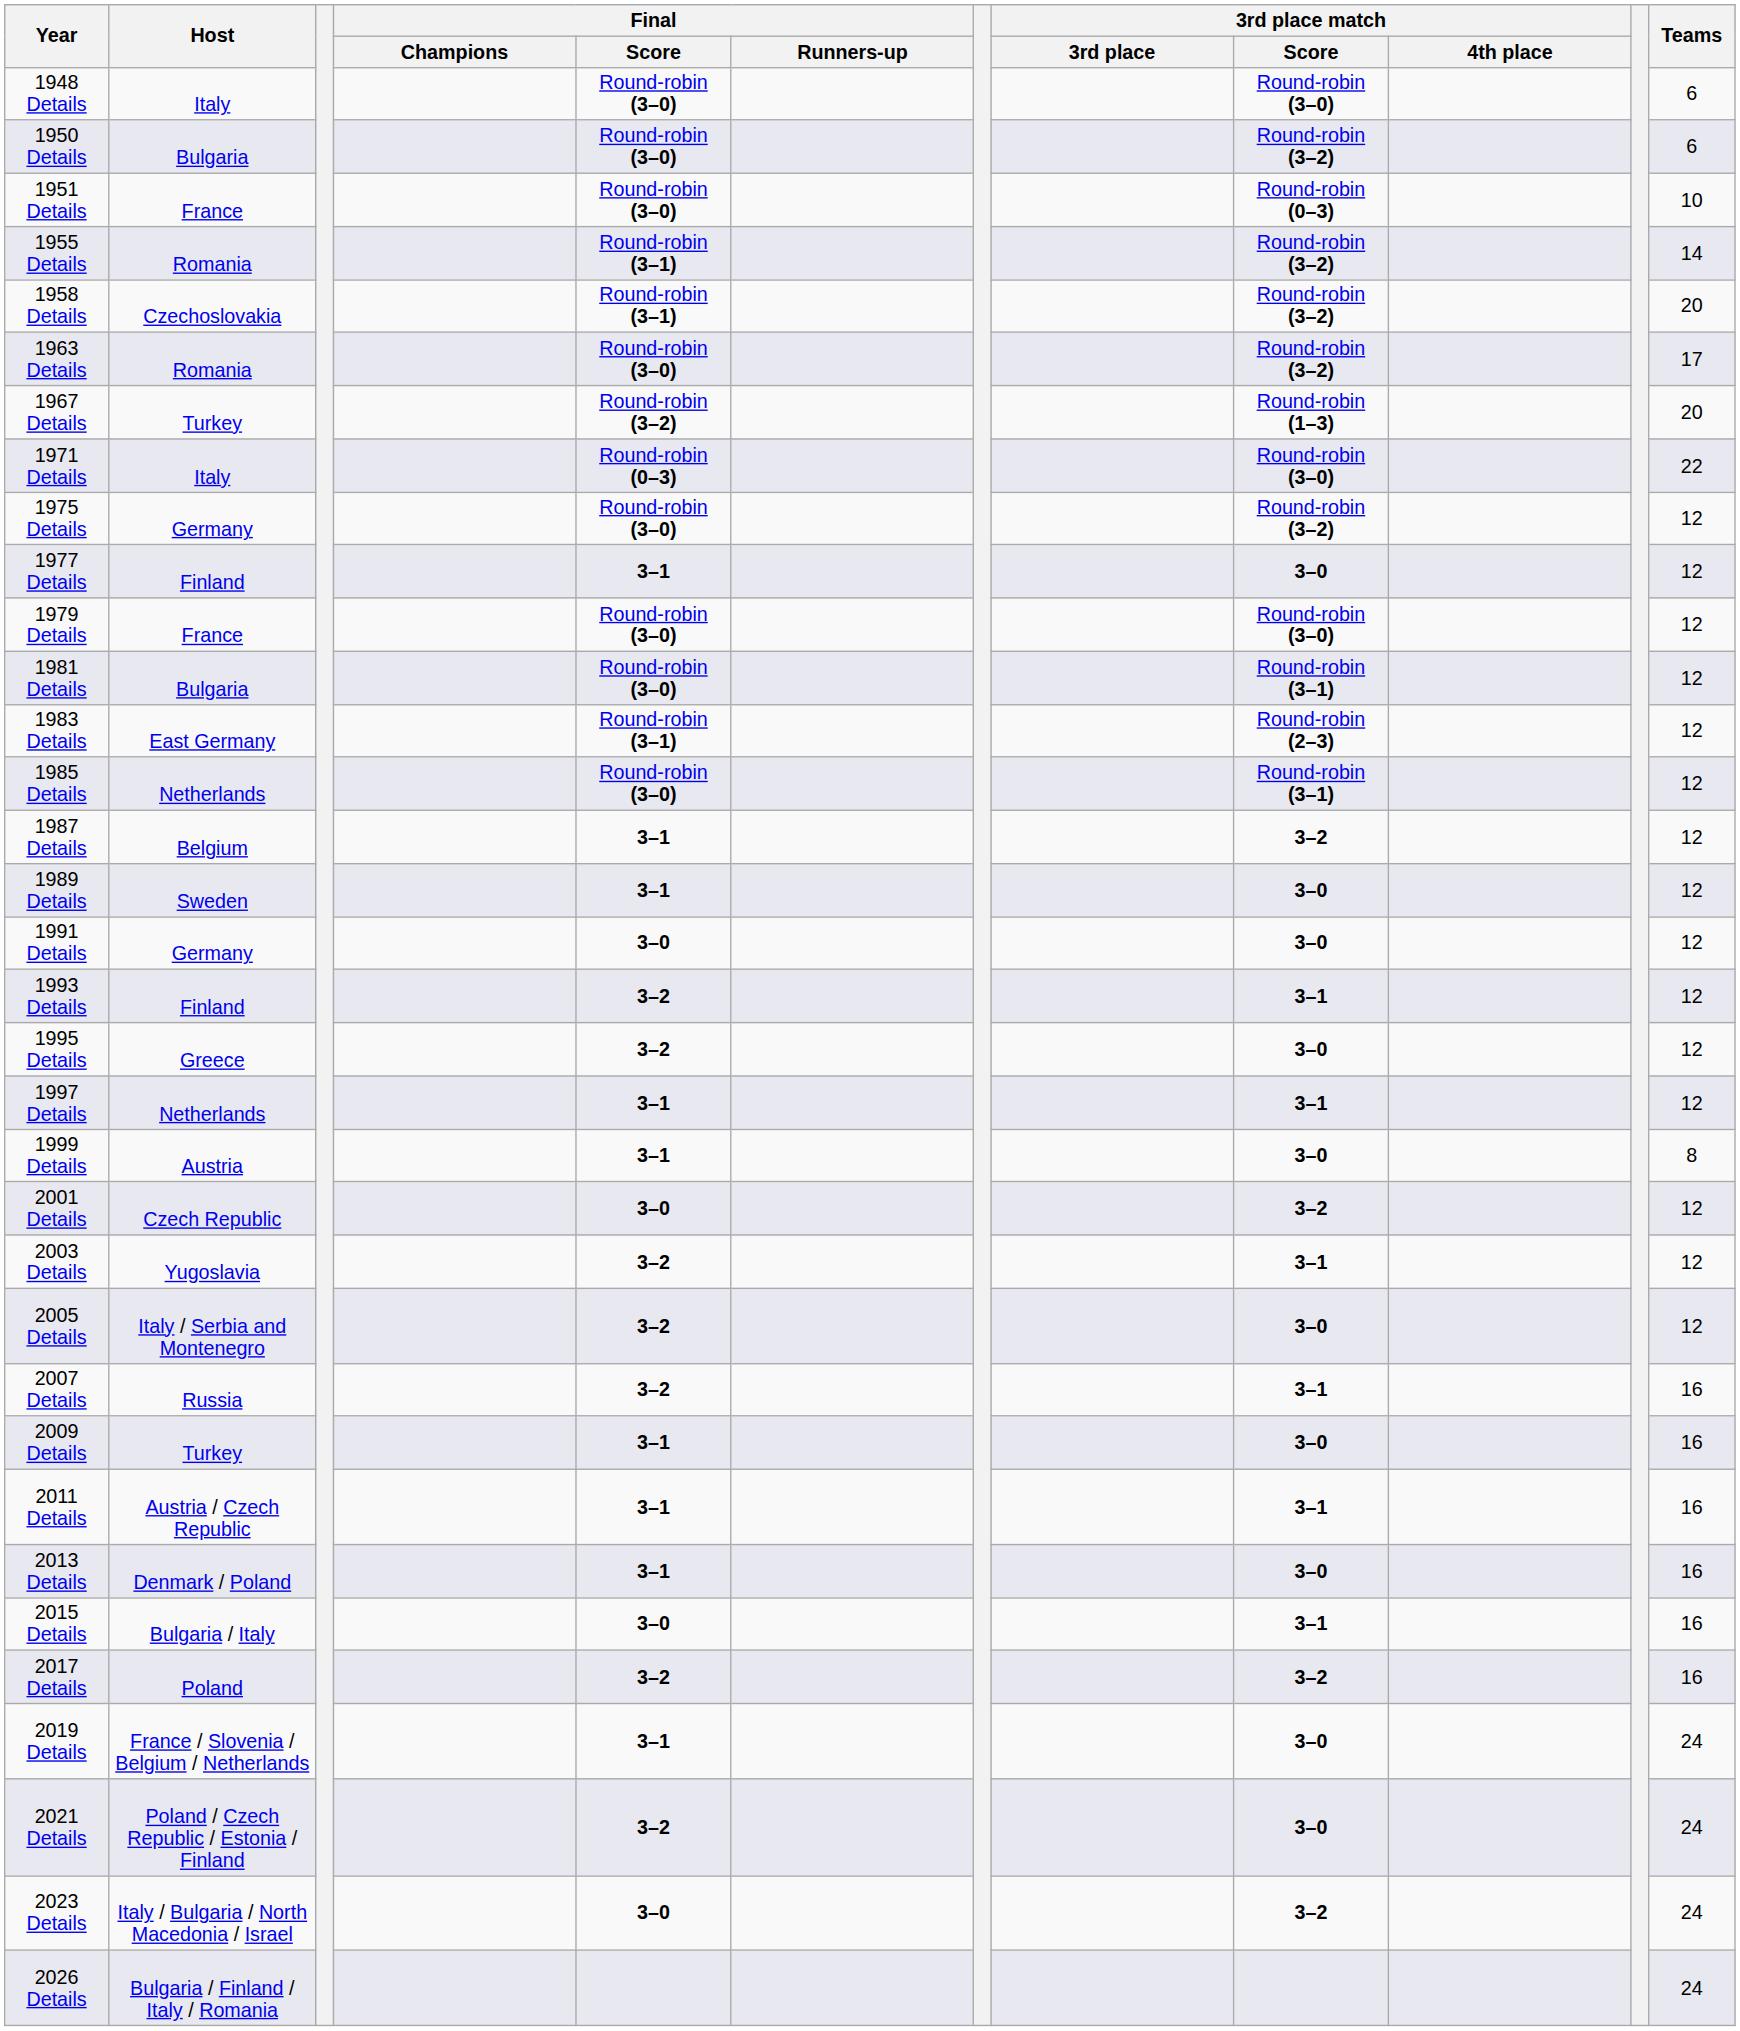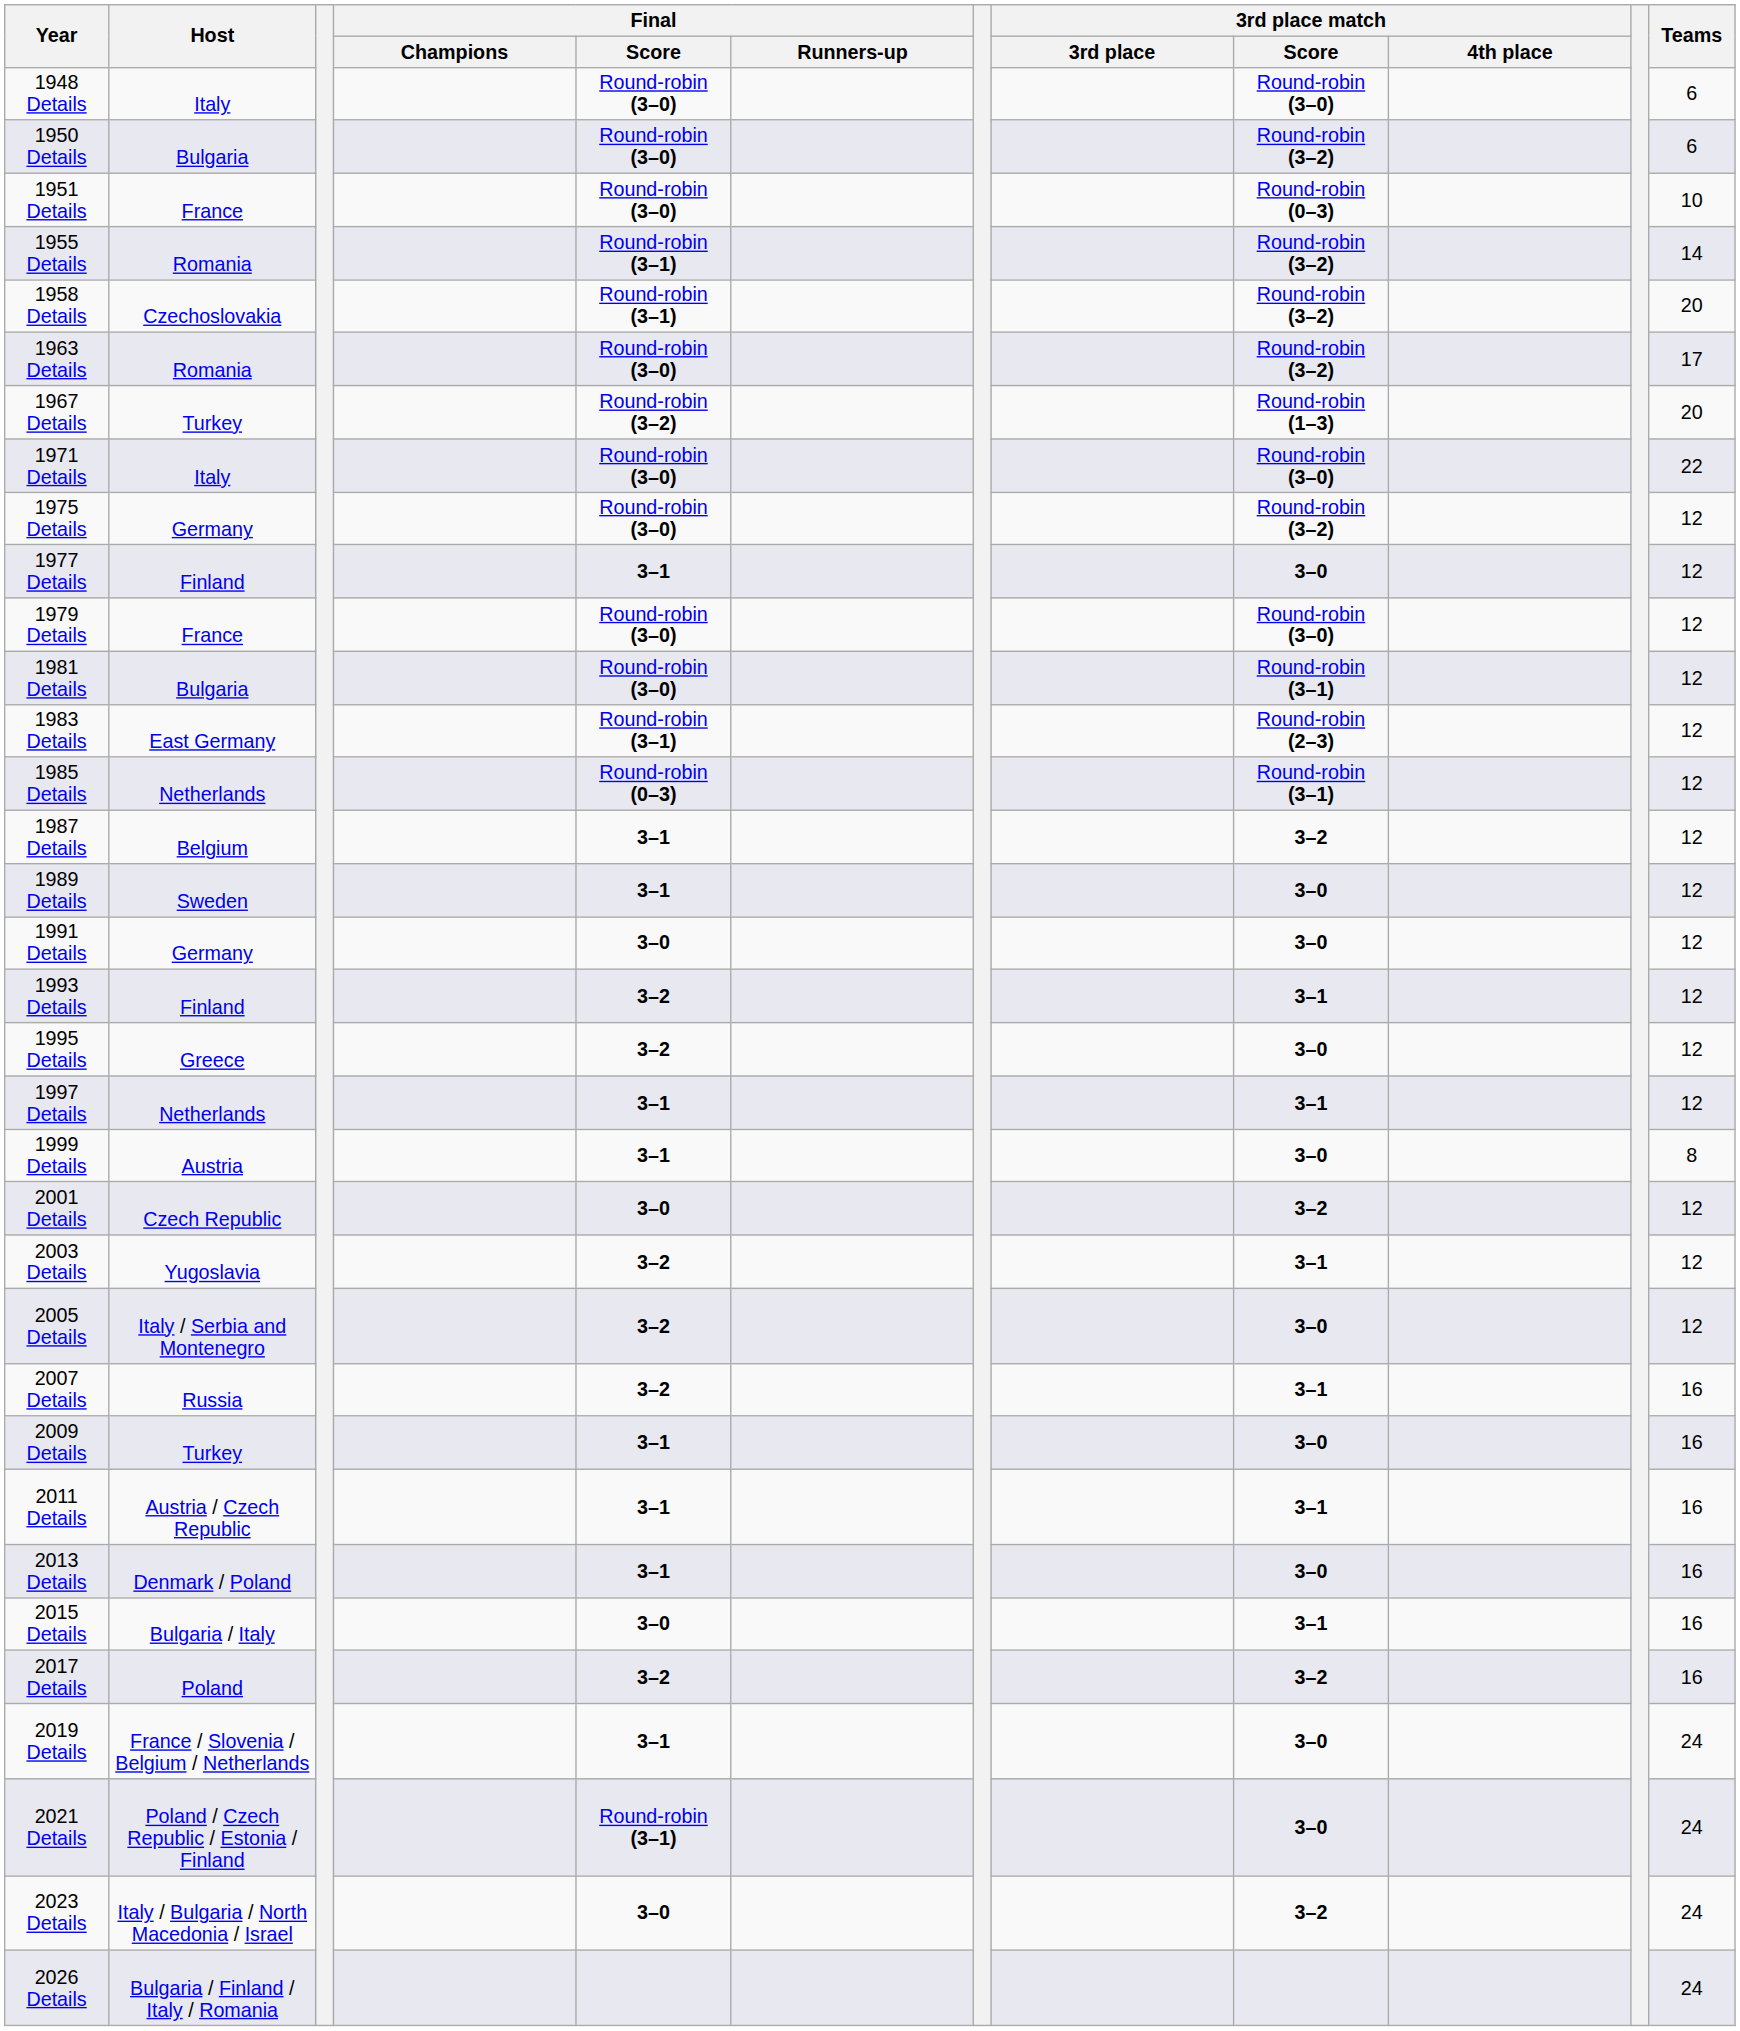(653, 466) Round-robin (0–3) -> (653, 466) Round-robin (3–0)
(653, 784) Round-robin (3–0) -> (653, 784) Round-robin (0–3)
(653, 1827) 3–2 -> (653, 1827) Round-robin (3–1)
